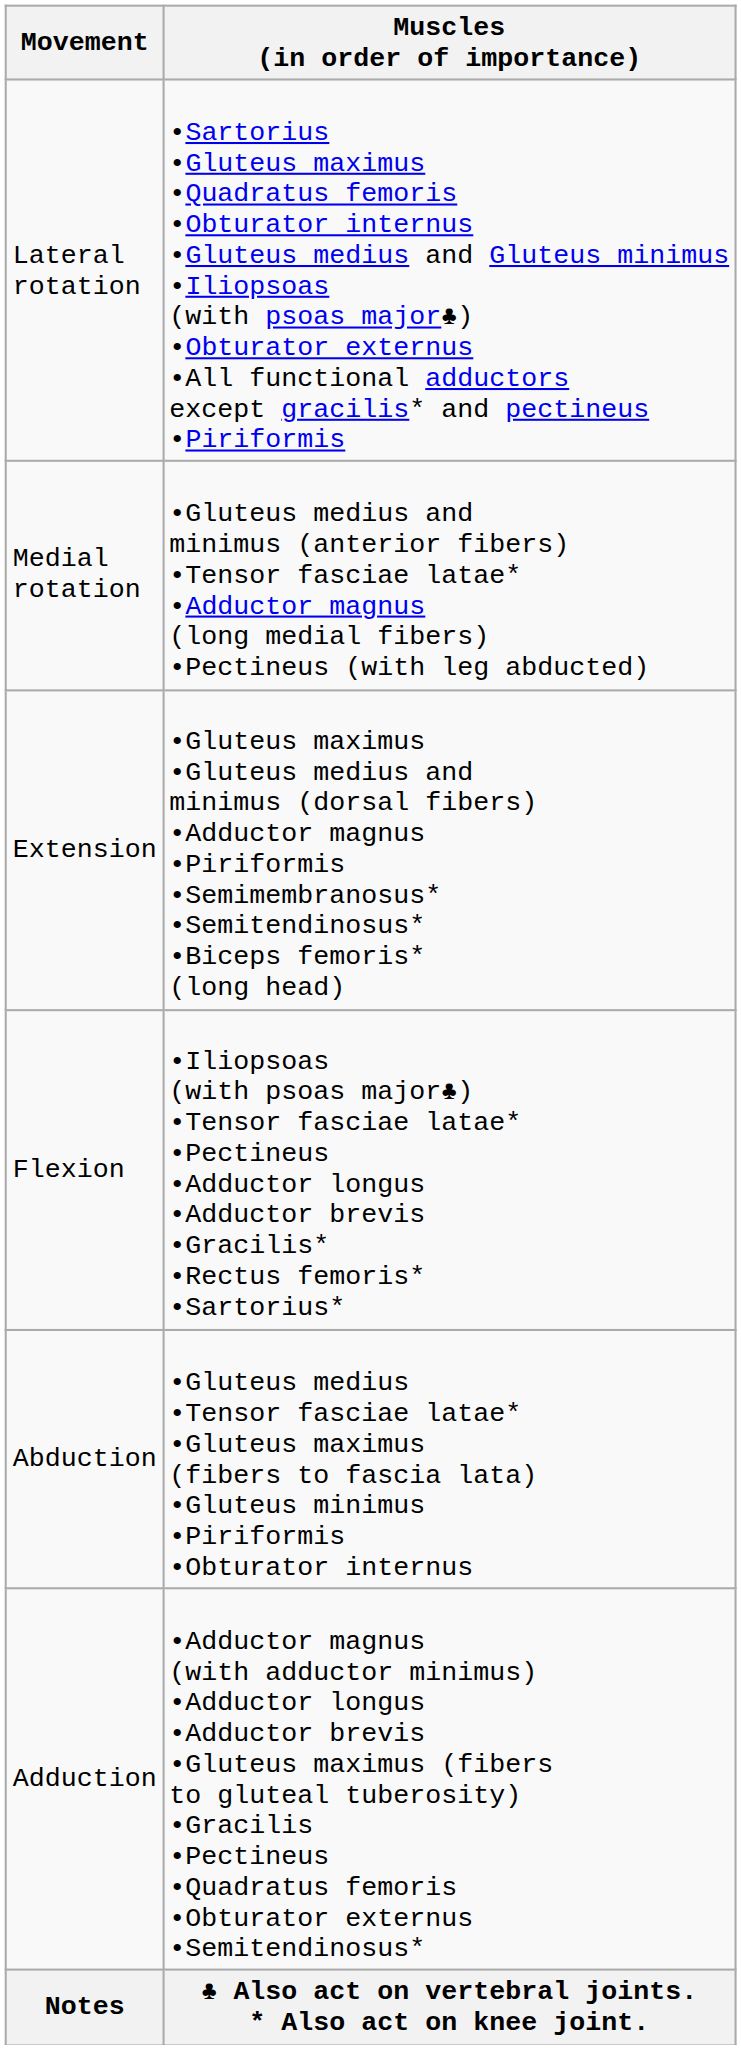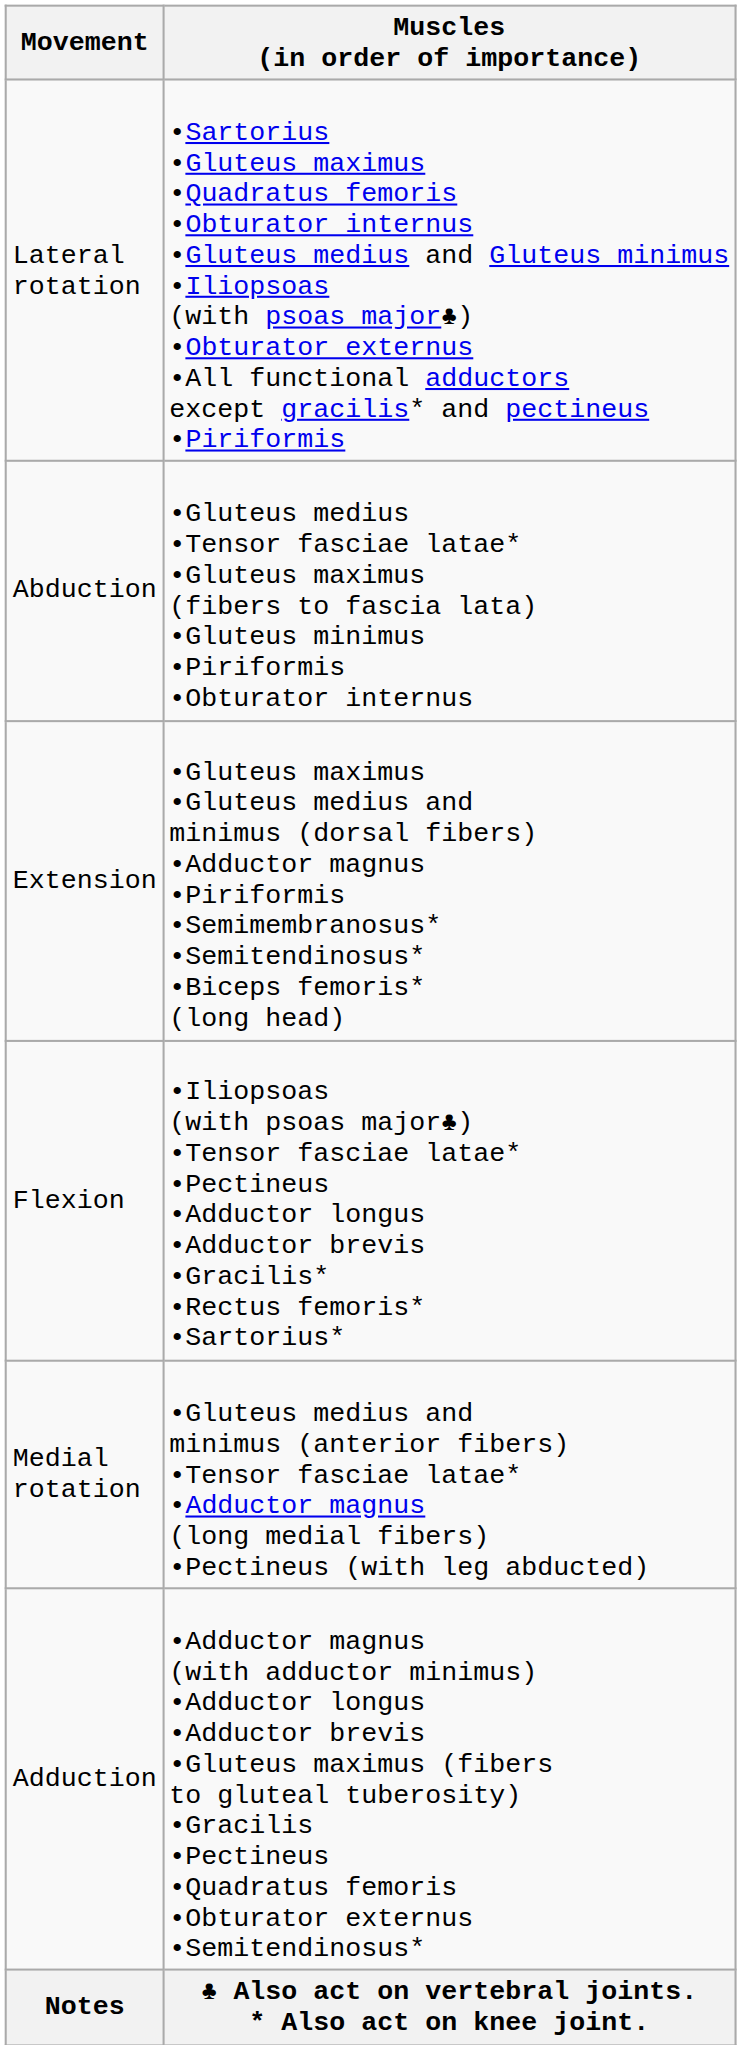rows swapped: (77, 576) <-> (85, 1459)
